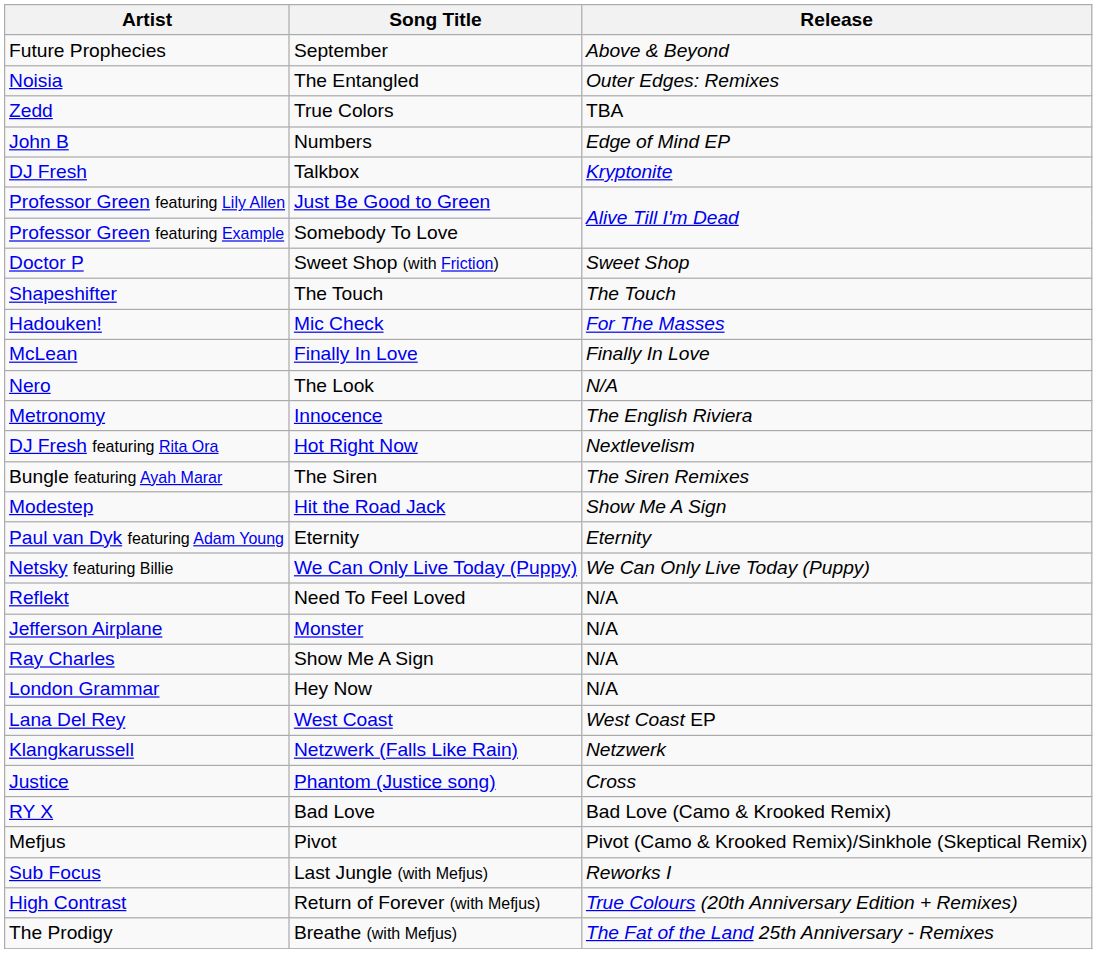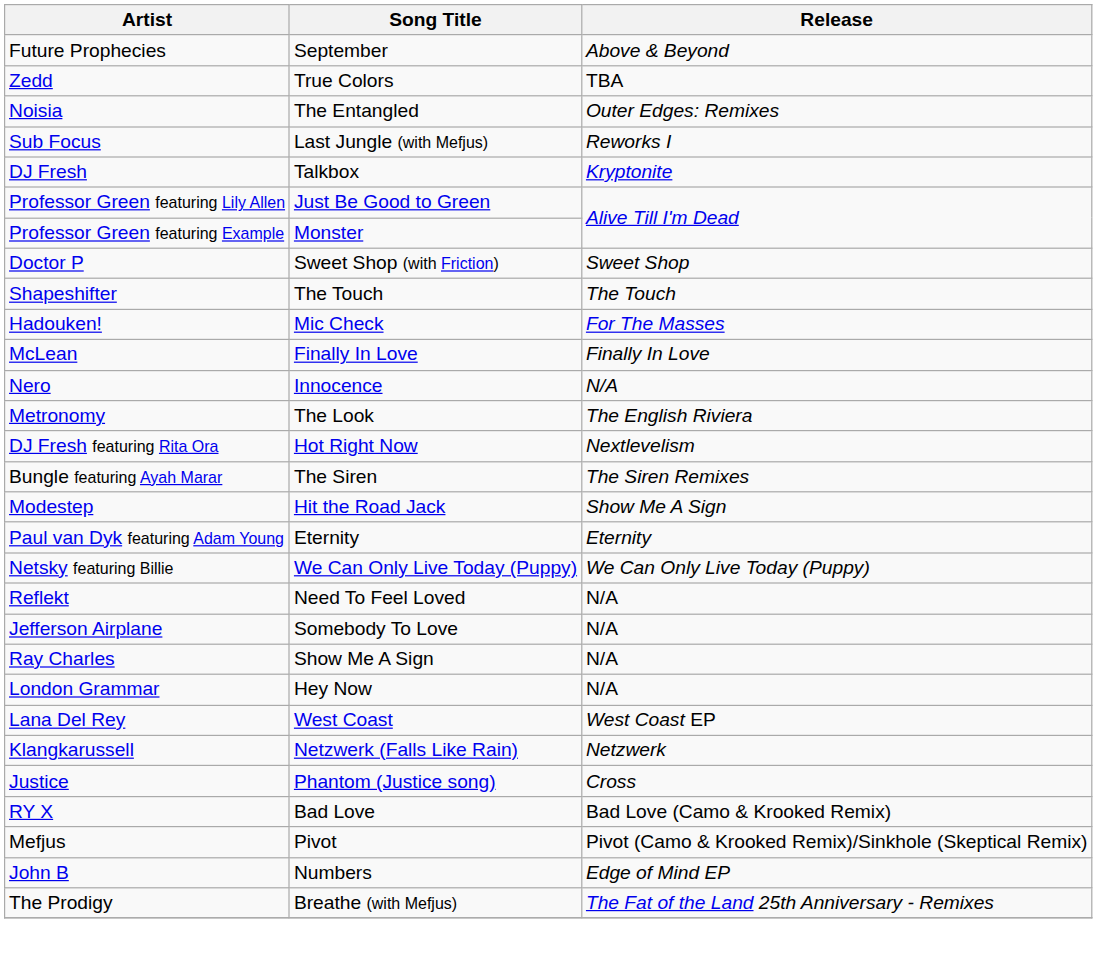rows swapped: (36, 80) <-> (31, 111)
rows swapped: (39, 141) <-> (55, 872)
(376, 232) Somebody To Love -> (329, 232) Monster
(334, 385) The Look -> (338, 385) Innocence
(338, 415) Innocence -> (334, 415) The Look
(329, 628) Monster -> (376, 628) Somebody To Love
- row: (68, 902)
